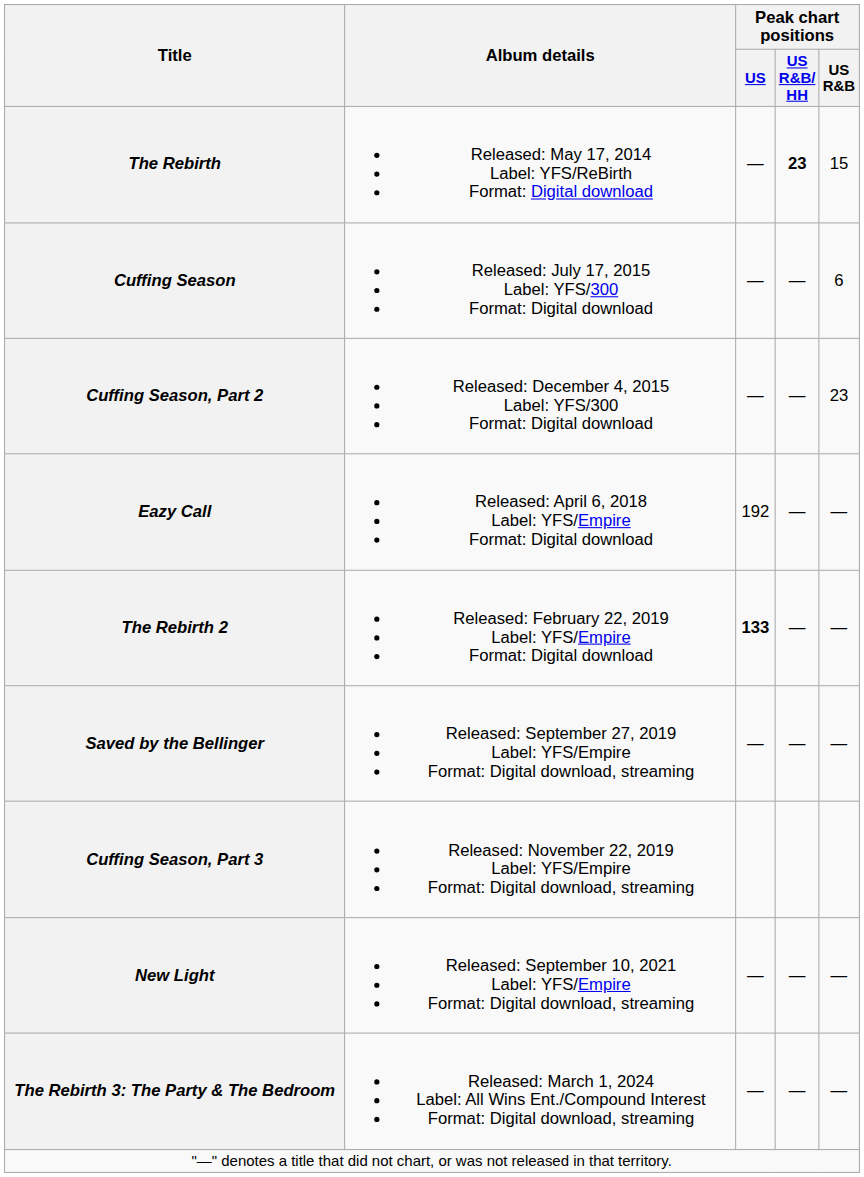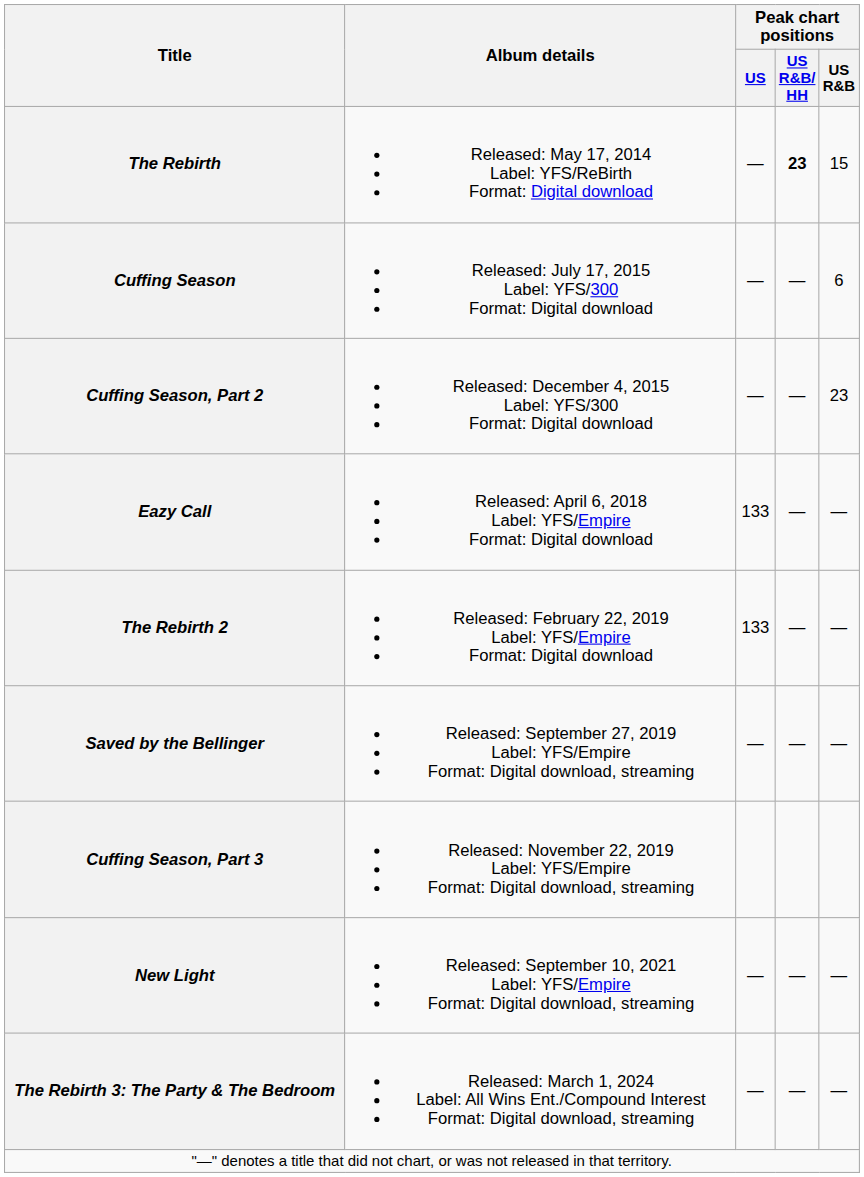(755, 511) 192 -> (755, 511) 133
(755, 627) bold -> (755, 627) normal
